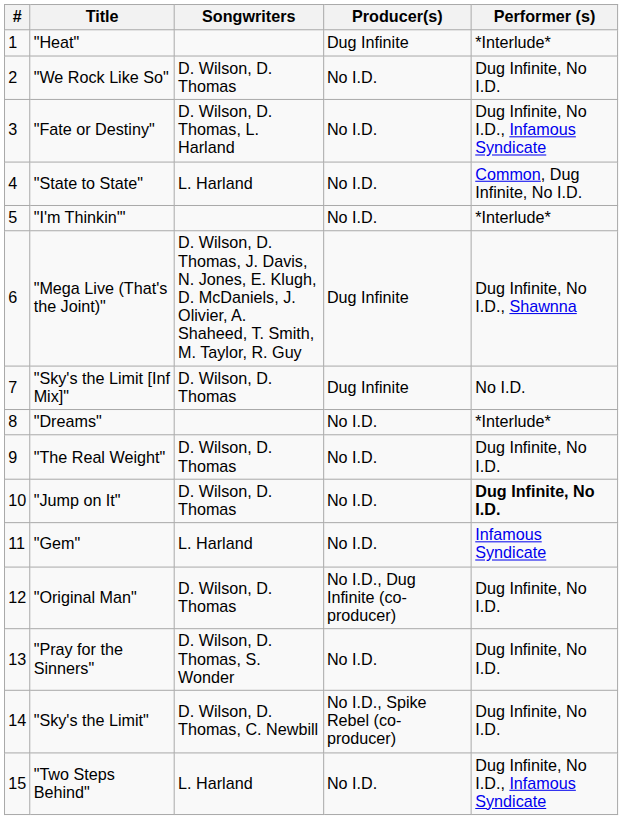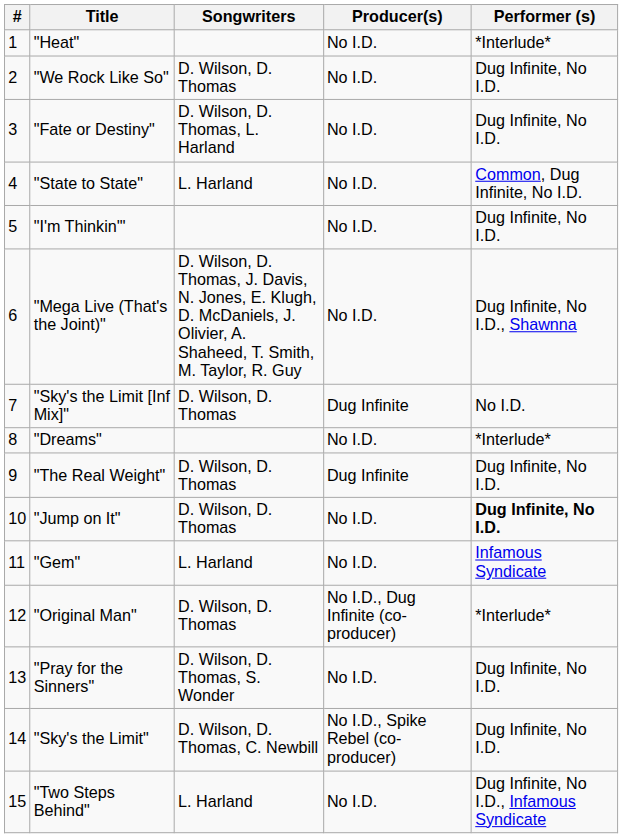(368, 42) Dug Infinite -> (352, 42) No I.D.
(531, 130) Dug Infinite, No I.D., Infamous Syndicate -> (531, 130) Dug Infinite, No I.D.
(513, 218) *Interlude* -> (531, 227) Dug Infinite, No I.D.
(368, 298) Dug Infinite -> (352, 316) No I.D.
(352, 457) No I.D. -> (368, 475) Dug Infinite
(531, 597) Dug Infinite, No I.D. -> (513, 615) *Interlude*
